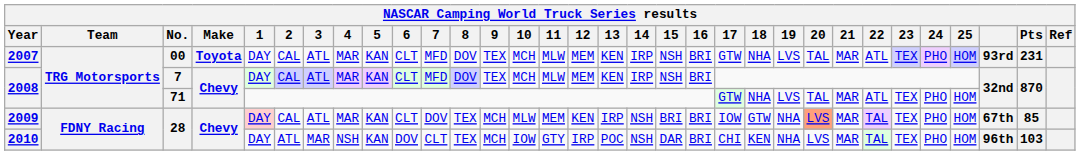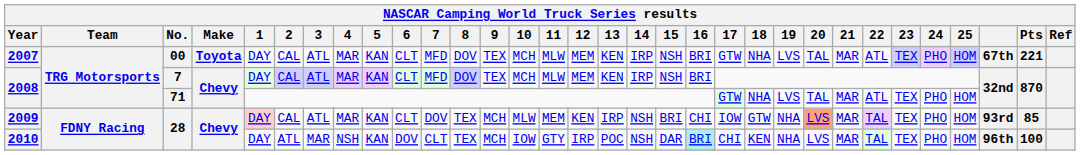(998, 56) 93rd -> (998, 56) 67th
(1031, 56) 231 -> (1031, 56) 221
(700, 119) BRI -> (700, 119) CHI
(998, 119) 67th -> (998, 119) 93rd
(700, 140) no background -> (700, 140) paleturquoise background
(1031, 140) 103 -> (1031, 140) 100
